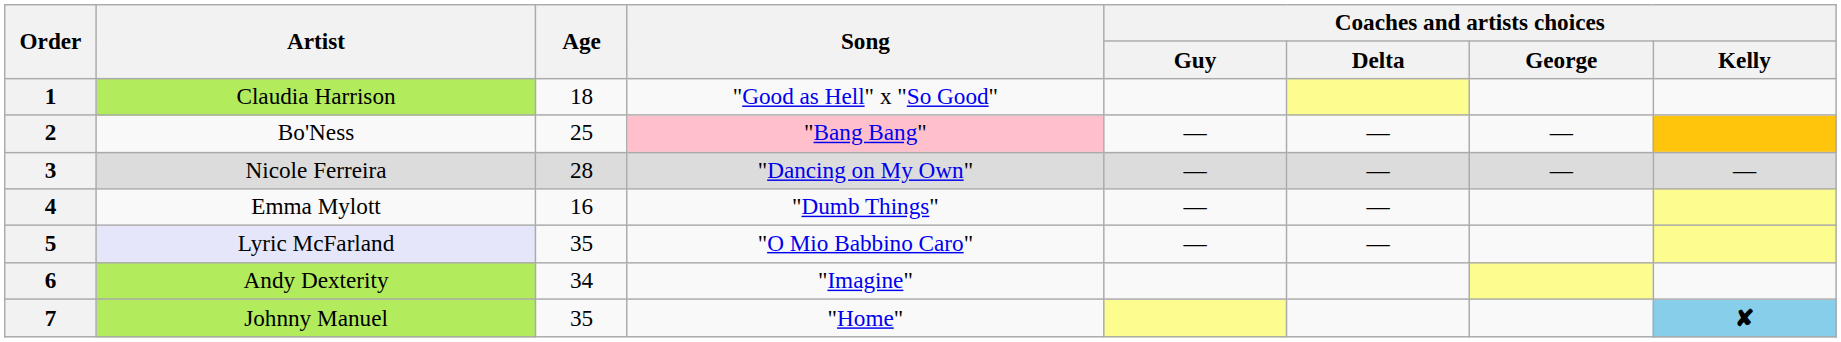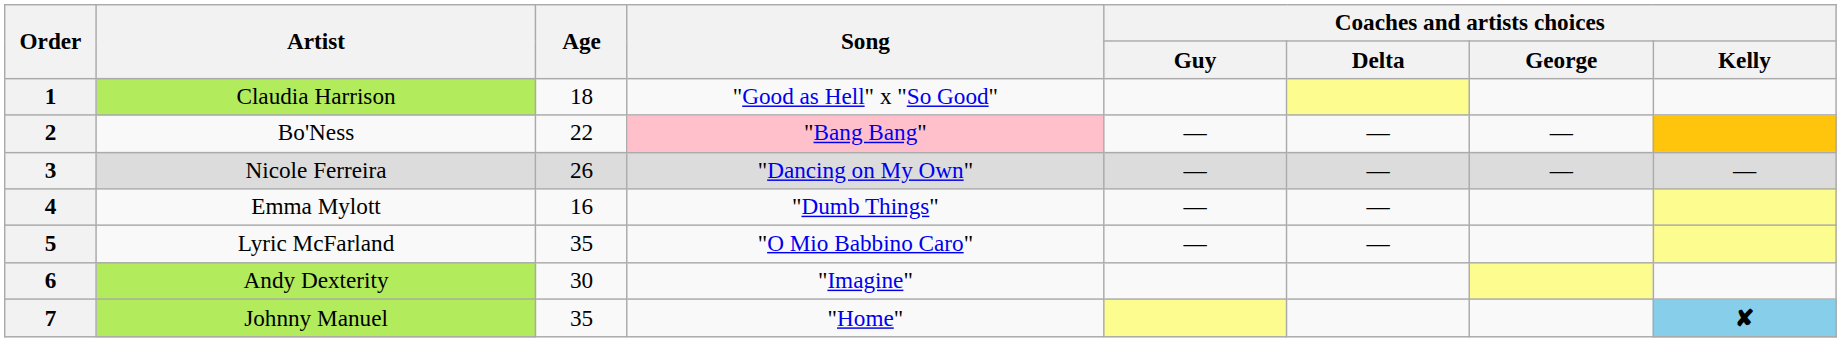(582, 133) 25 -> (582, 133) 22
(582, 170) 28 -> (582, 170) 26
(316, 243) lavender background -> (316, 243) no background
(582, 280) 34 -> (582, 280) 30
